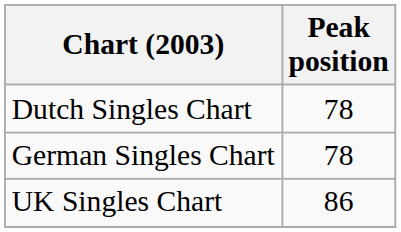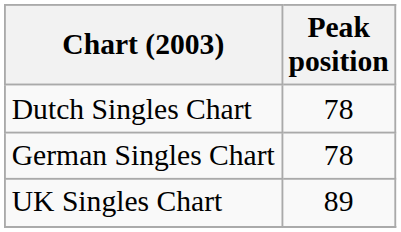(339, 202) 86 -> (339, 202) 89
